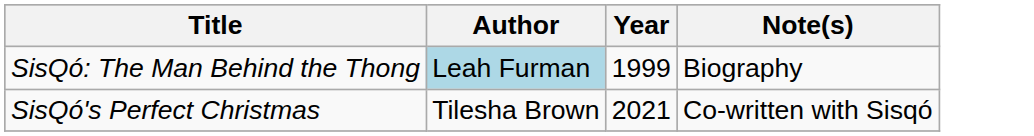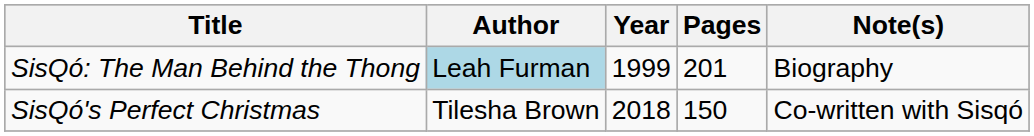+ column: (722, 25)
(641, 109) 2021 -> (641, 109) 2018
